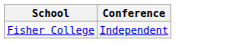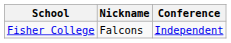+ column: (125, 13)
